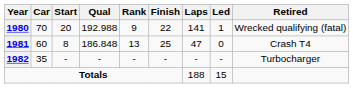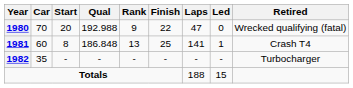(196, 28) 141 -> (196, 28) 47
(221, 28) 1 -> (221, 28) 0
(196, 43) 47 -> (196, 43) 141
(221, 43) 0 -> (221, 43) 1
